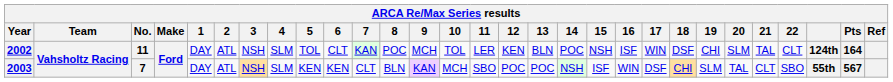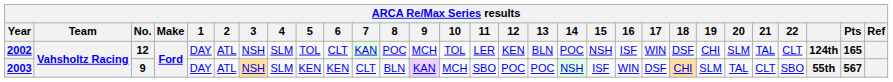(143, 50) 11 -> (143, 50) 12
(853, 50) 164 -> (853, 50) 165
(143, 68) 7 -> (143, 68) 9
